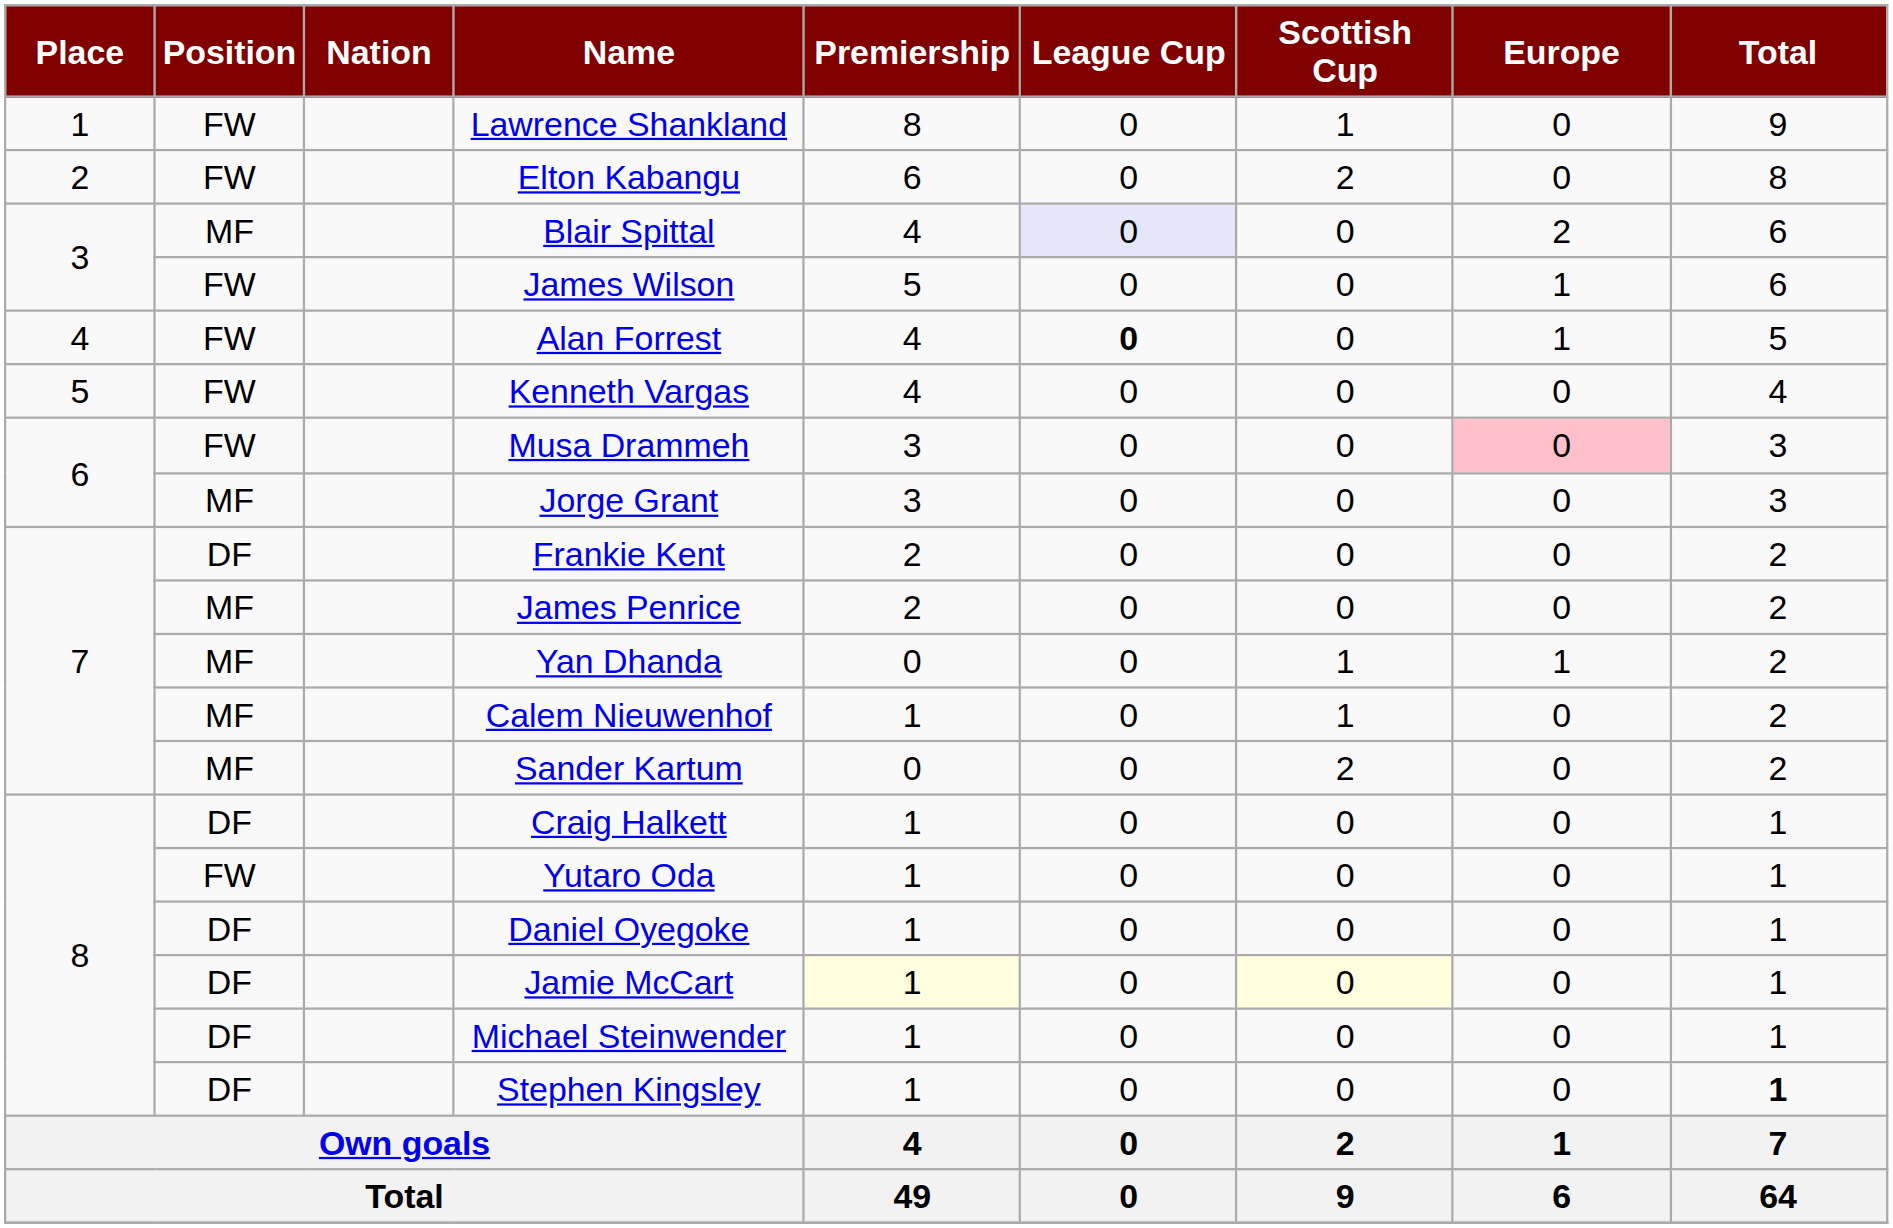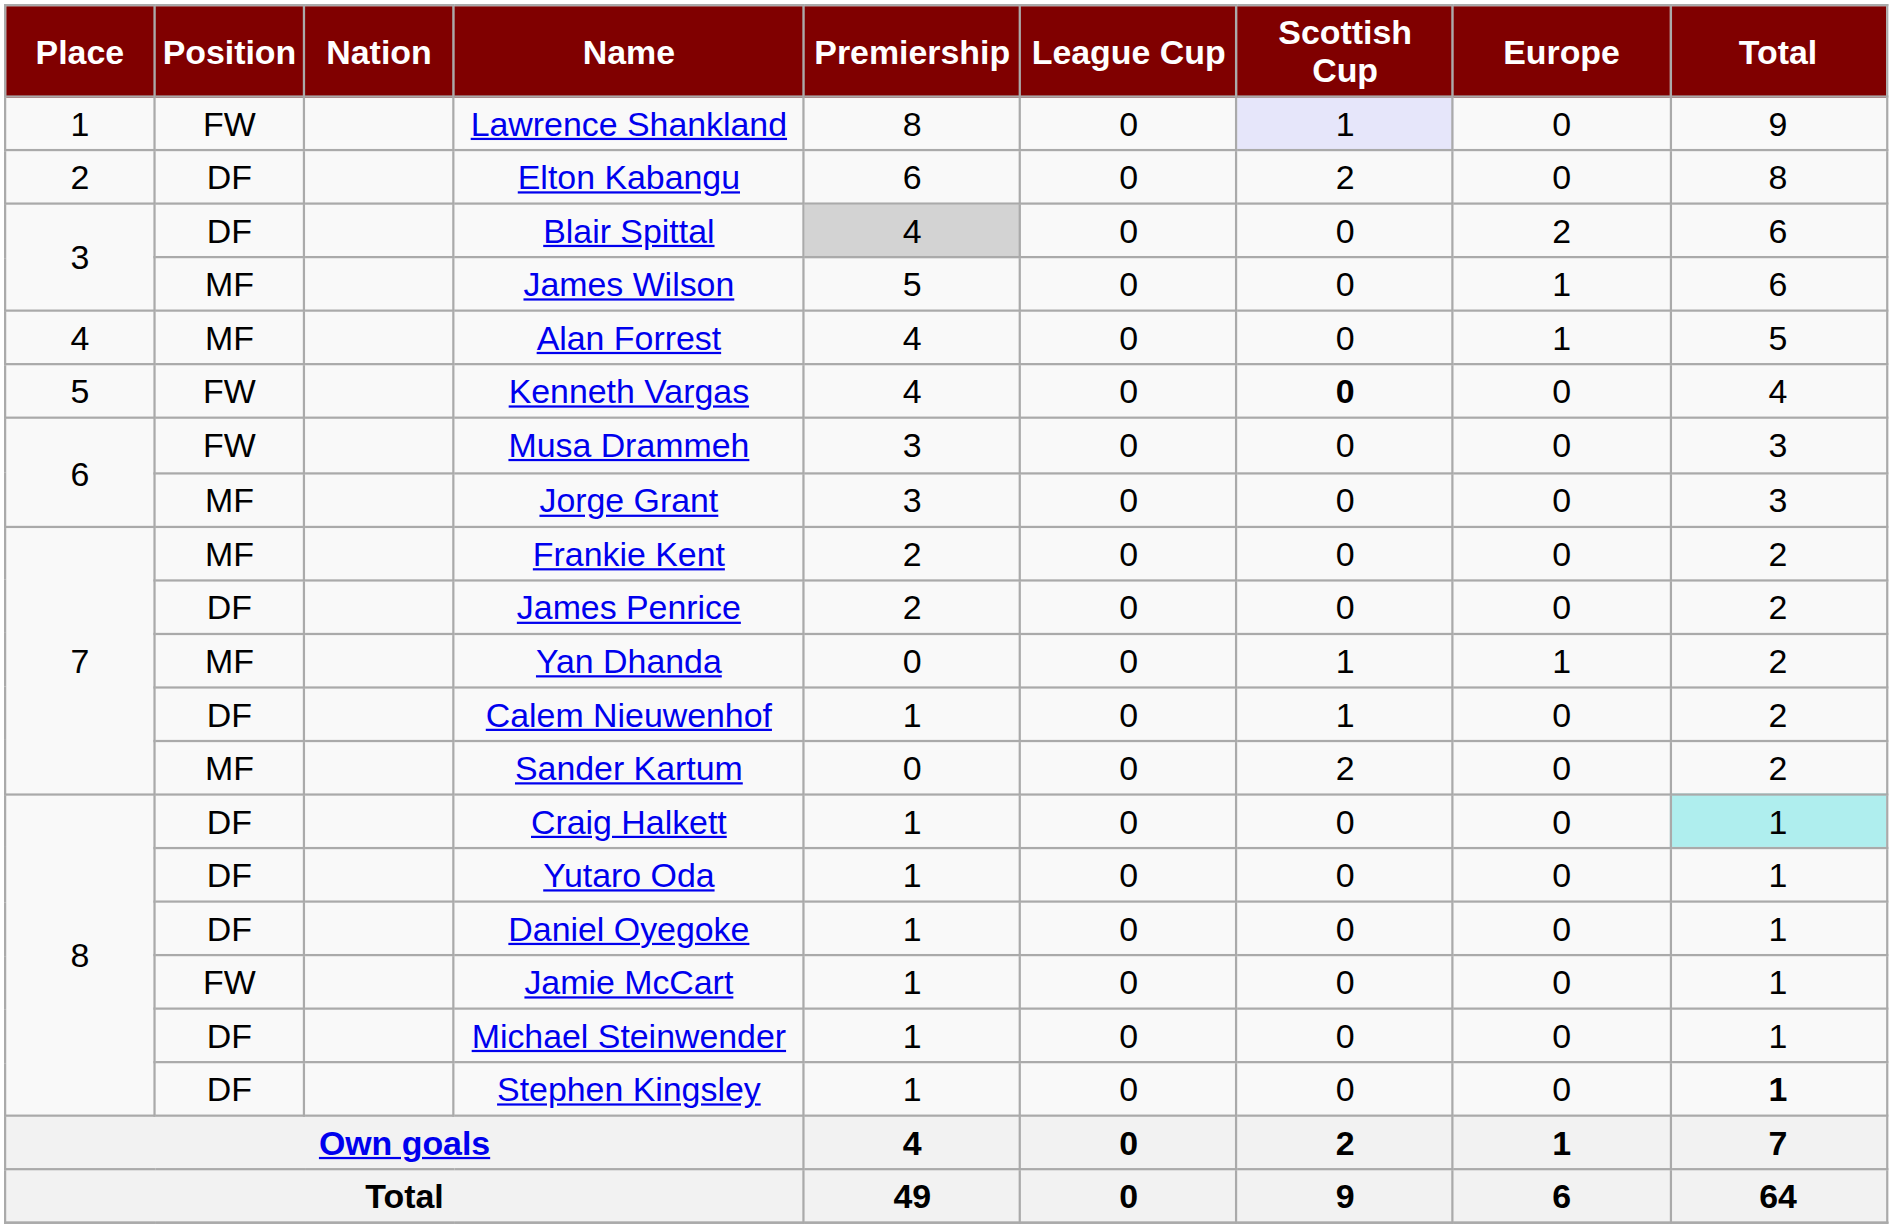(1345, 124) no background -> (1345, 124) lavender background
(229, 177) FW -> (229, 177) DF
(229, 231) MF -> (229, 231) DF
(912, 231) no background -> (912, 231) lightgrey background
(1129, 231) lavender background -> (1129, 231) no background
(229, 285) FW -> (229, 285) MF
(229, 338) FW -> (229, 338) MF
(1129, 338) bold -> (1129, 338) normal
(1345, 392) normal -> (1345, 392) bold
(1562, 446) pink background -> (1562, 446) no background
(229, 553) DF -> (229, 553) MF
(229, 607) MF -> (229, 607) DF
(229, 714) MF -> (229, 714) DF
(1778, 821) no background -> (1778, 821) paleturquoise background
(229, 875) FW -> (229, 875) DF
(229, 982) DF -> (229, 982) FW
(912, 982) lightyellow background -> (912, 982) no background
(1345, 982) lightyellow background -> (1345, 982) no background
